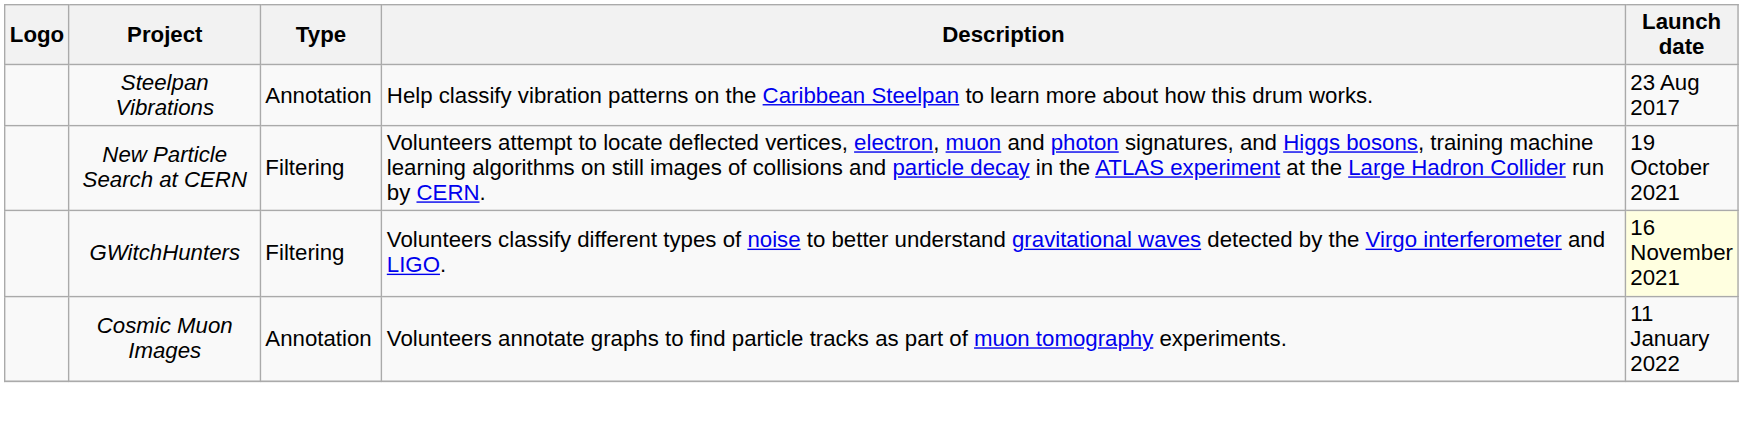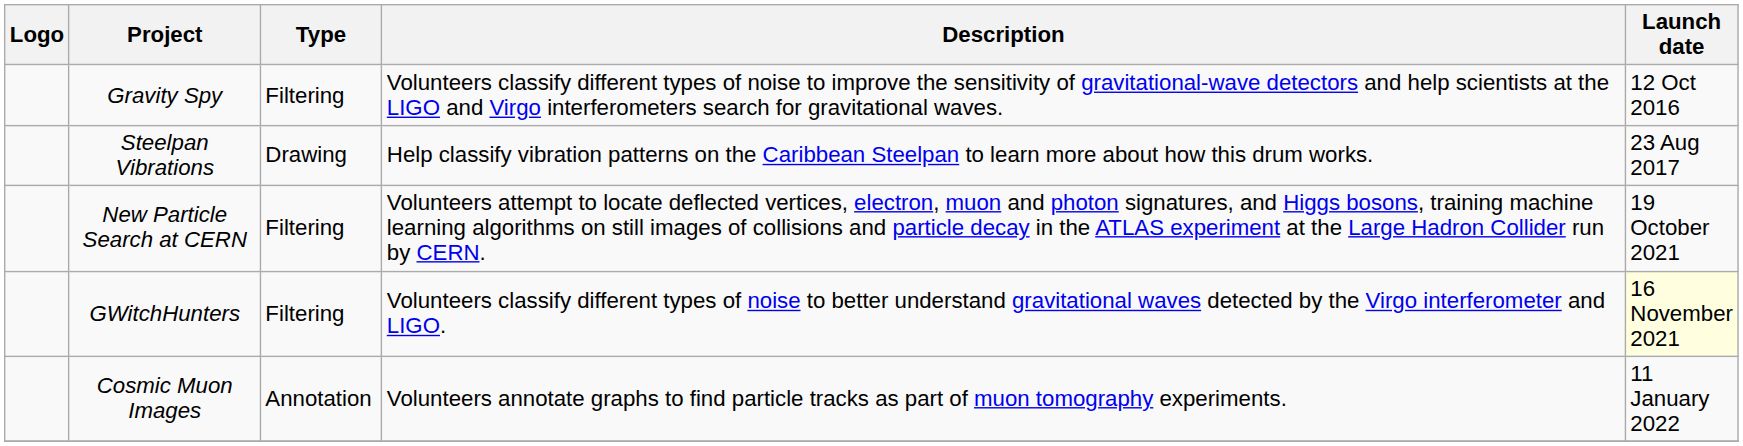+ row: (165, 94)
(319, 94) Annotation -> (306, 155) Drawing
